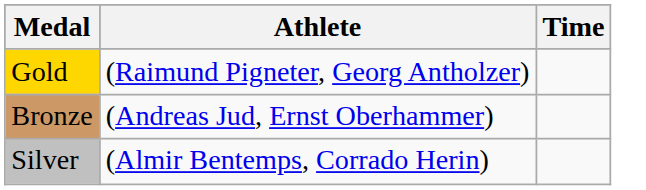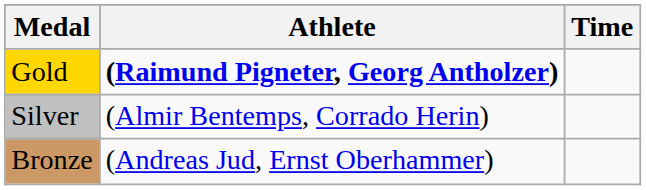(318, 71) normal -> (332, 71) bold
rows swapped: (45, 160) <-> (52, 116)
